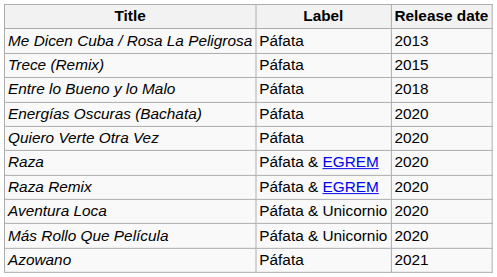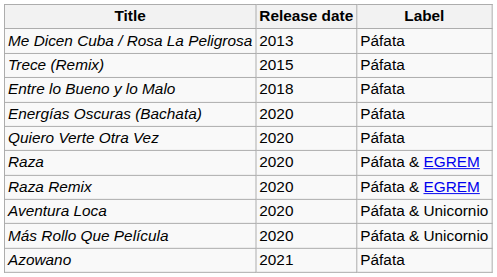columns swapped: (441, 16) <-> (323, 16)
